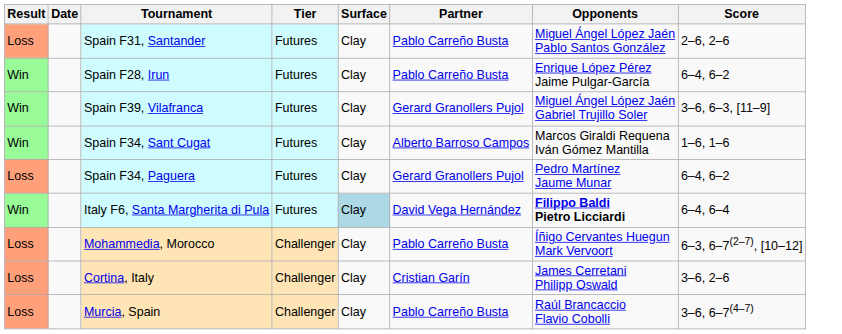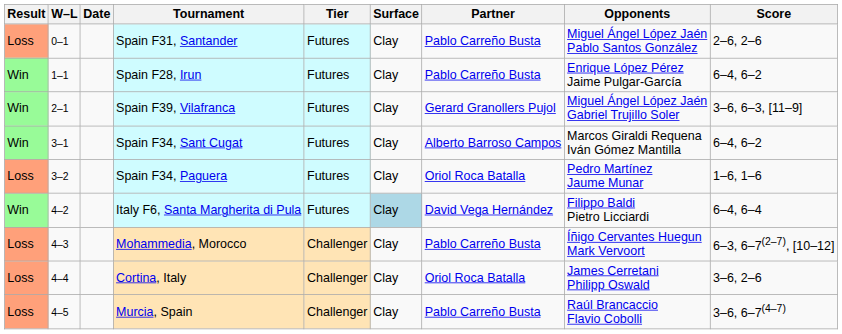+ column: (64, 14)
(705, 142) 1–6, 1–6 -> (737, 142) 6–4, 6–2
(458, 176) Gerard Granollers Pujol -> (475, 176) Oriol Roca Batalla
(705, 176) 6–4, 6–2 -> (737, 176) 1–6, 1–6
(580, 210) bold -> (608, 210) normal
(431, 278) Cristian Garín -> (475, 278) Oriol Roca Batalla
